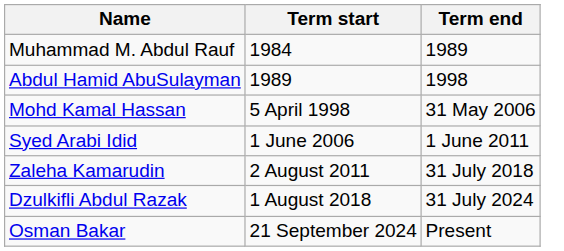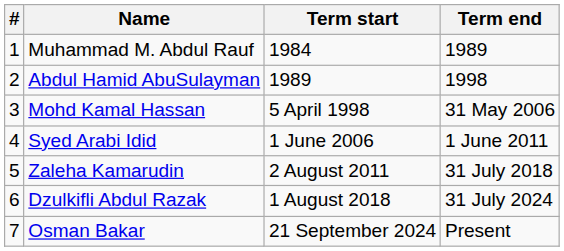+ column: (14, 19)
